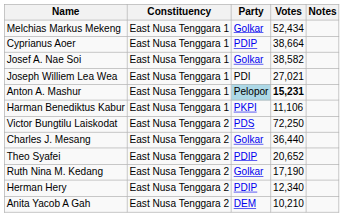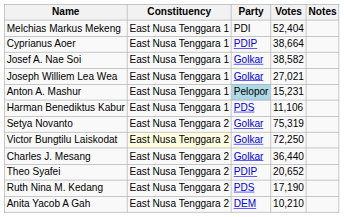(249, 28) Golkar -> (242, 28) PDI
(289, 28) 52,434 -> (289, 28) 52,404
(242, 76) PDI -> (249, 76) Golkar
(289, 92) bold -> (289, 92) normal
(245, 108) PKPI -> (244, 108) PDS
+ row: (40, 124)
(179, 124) no background -> (179, 140) lightyellow background
(244, 124) PDS -> (249, 140) Golkar
(249, 172) Golkar -> (244, 188) PDS
- row: (37, 188)
